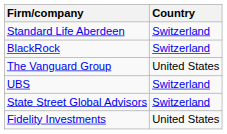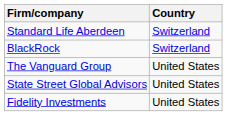- row: (18, 84)
(181, 102) Switzerland -> (186, 84) United States
